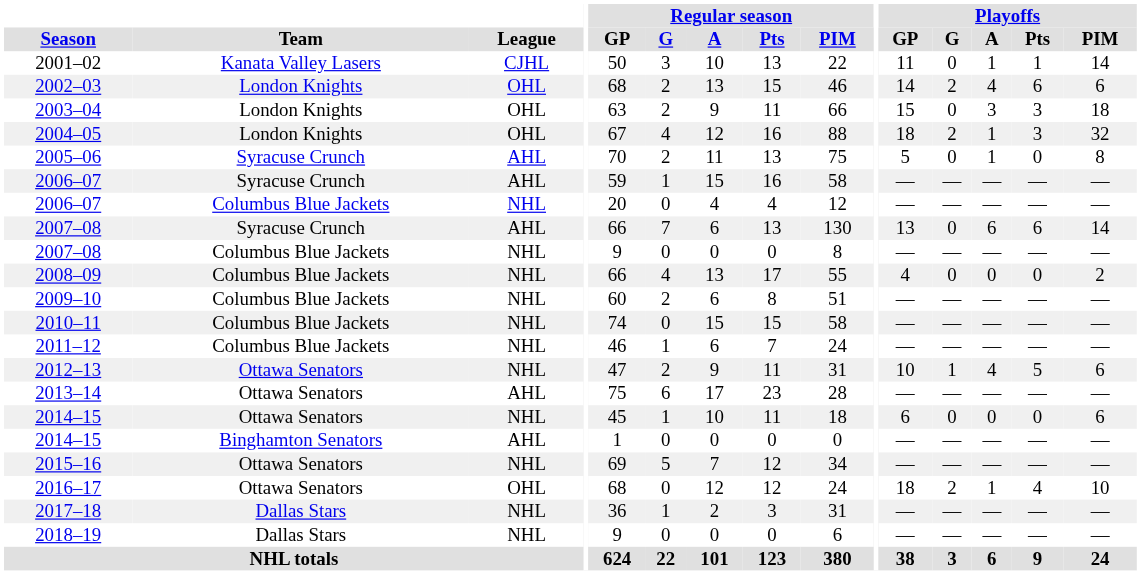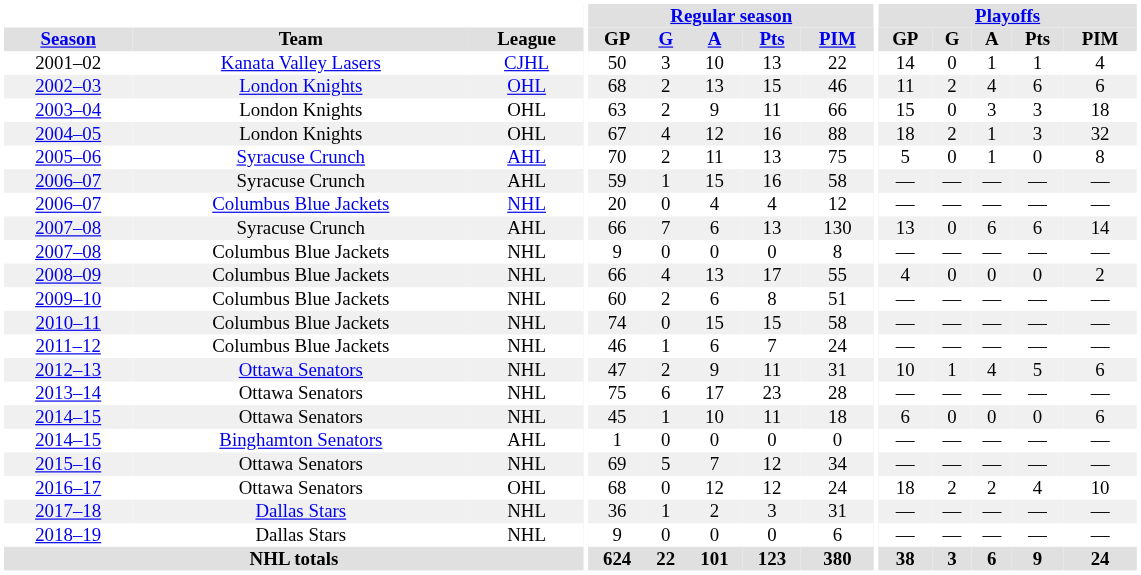(905, 62) 11 -> (905, 62) 14
(1100, 62) 14 -> (1100, 62) 4
(905, 86) 14 -> (905, 86) 11
(527, 393) AHL -> (527, 393) NHL
(992, 487) 1 -> (992, 487) 2
